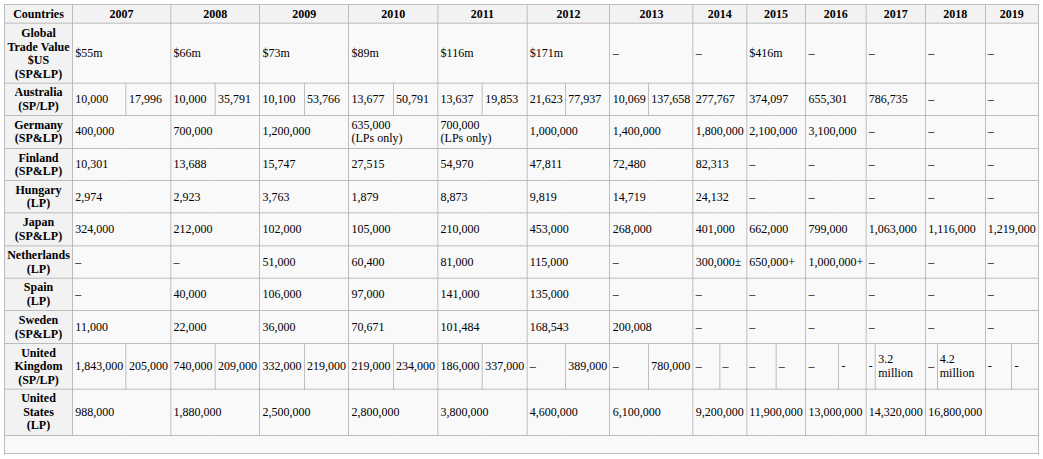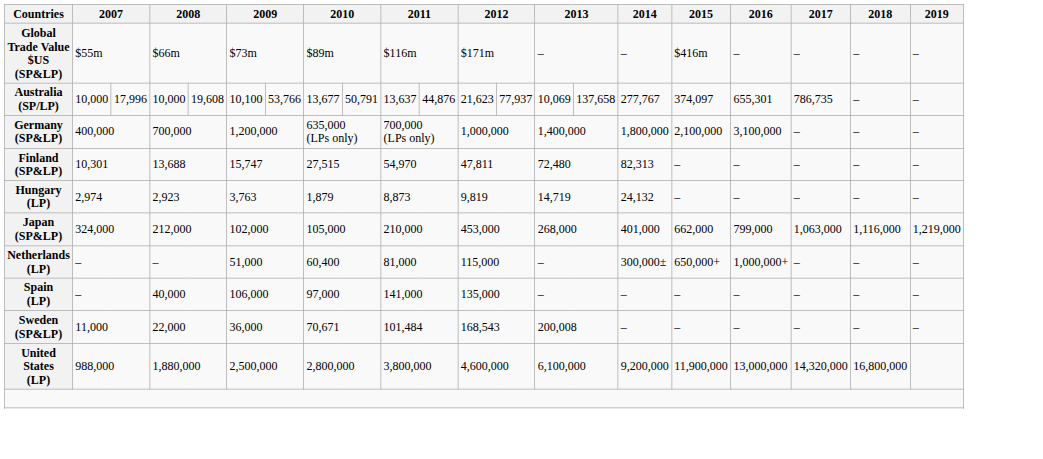(234, 99) 35,791 -> (207, 99) 19,608
(502, 99) 19,853 -> (439, 99) 44,876
- row: (38, 366)
